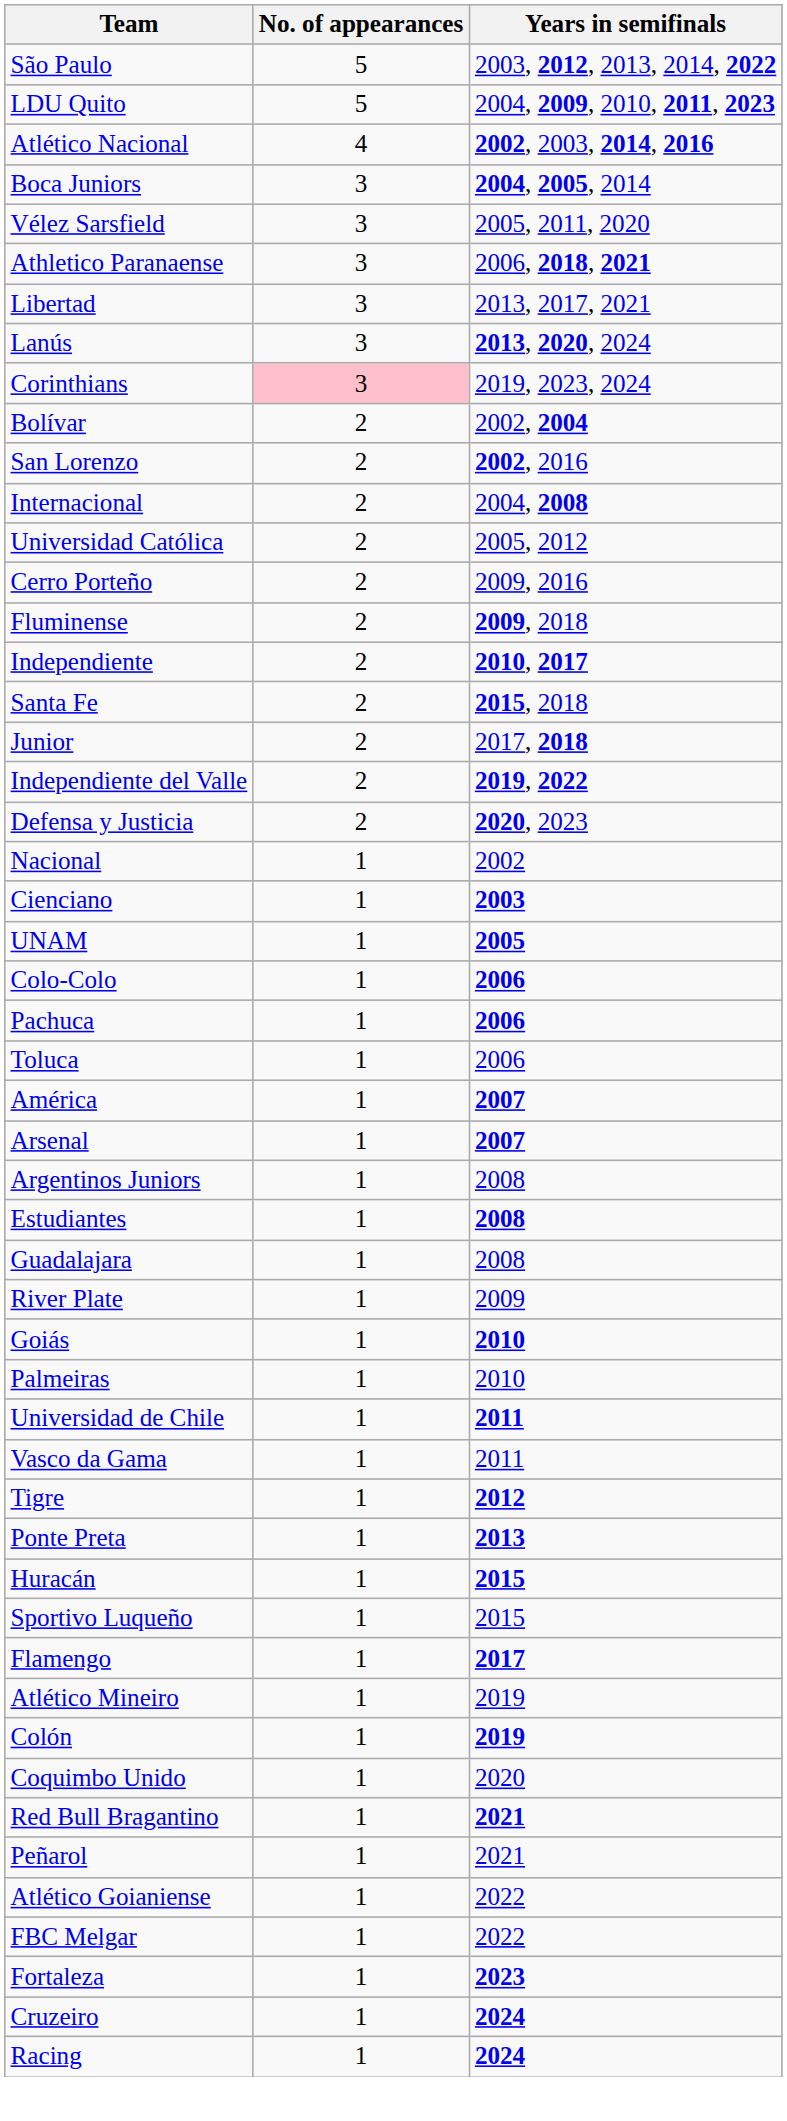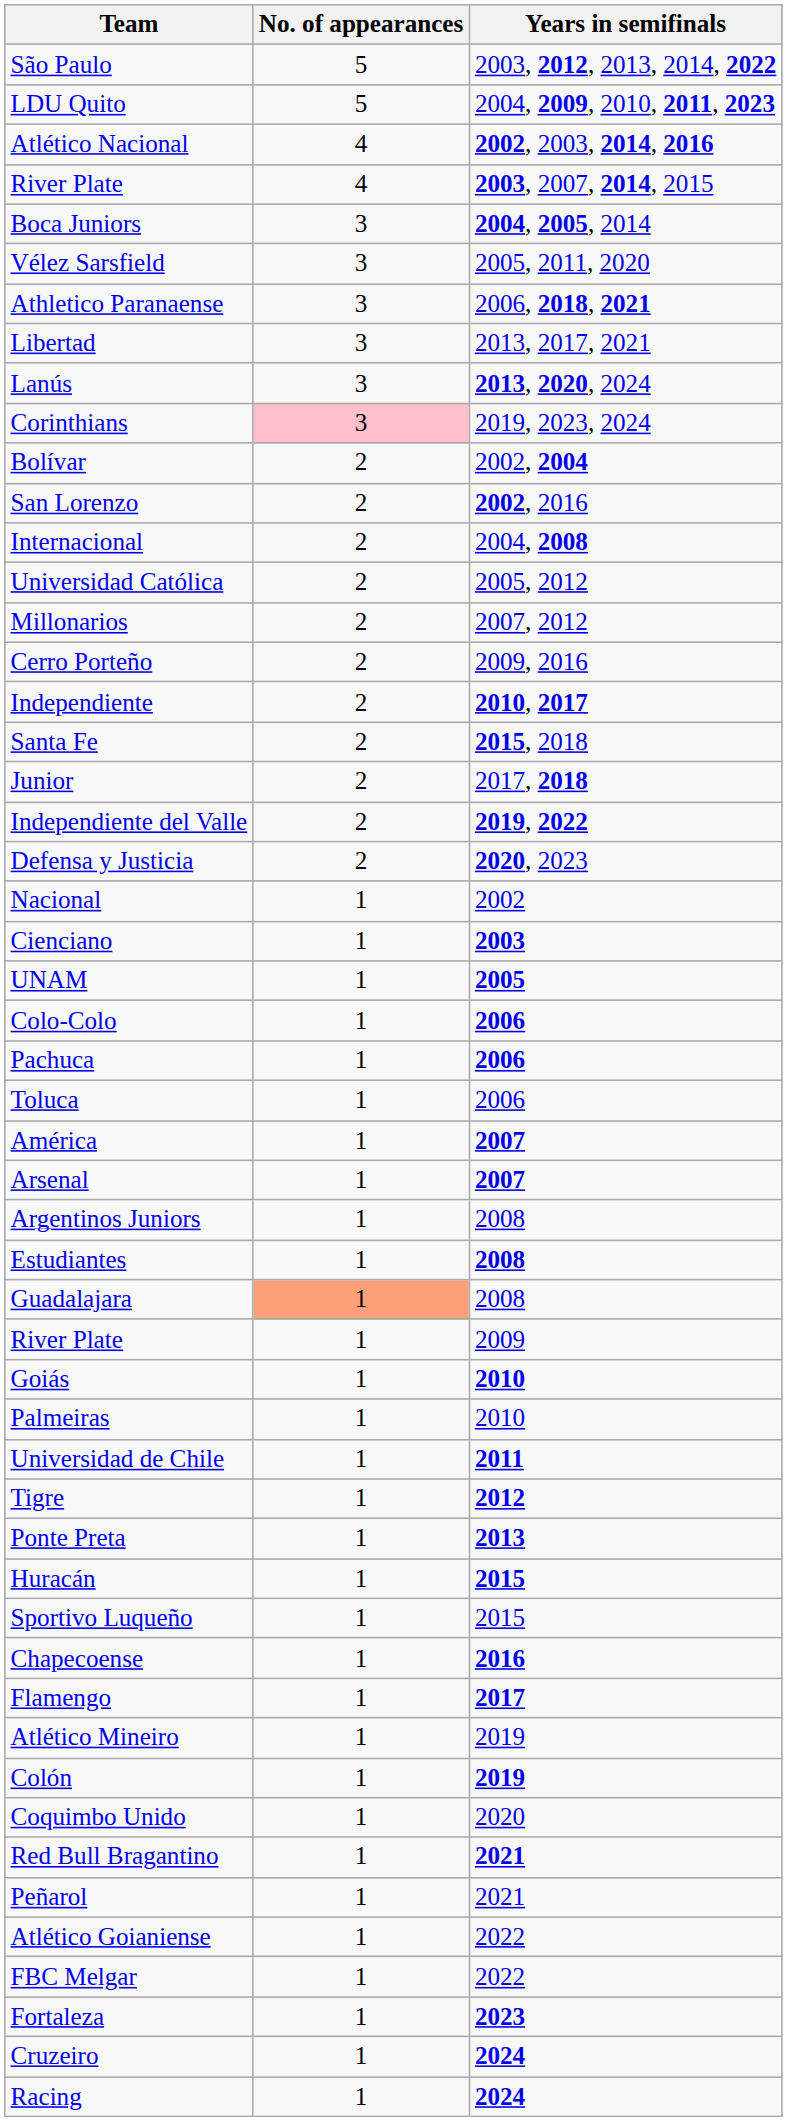+ row: (67, 183)
+ row: (69, 622)
- row: (69, 622)
(361, 1259) no background -> (361, 1299) lightsalmon background
- row: (89, 1458)
+ row: (77, 1657)
